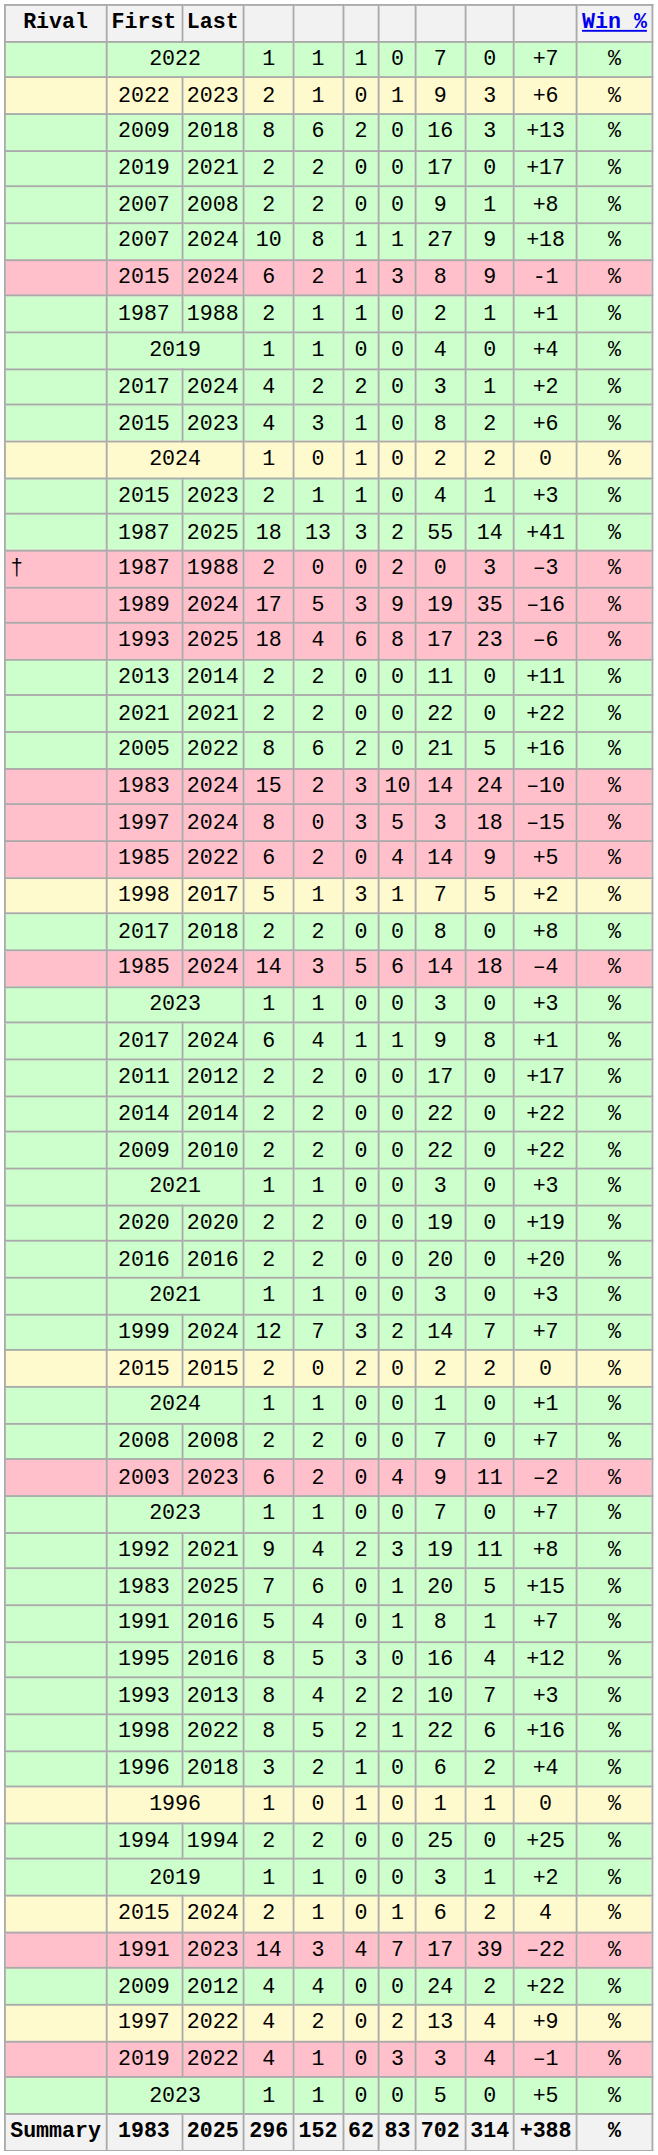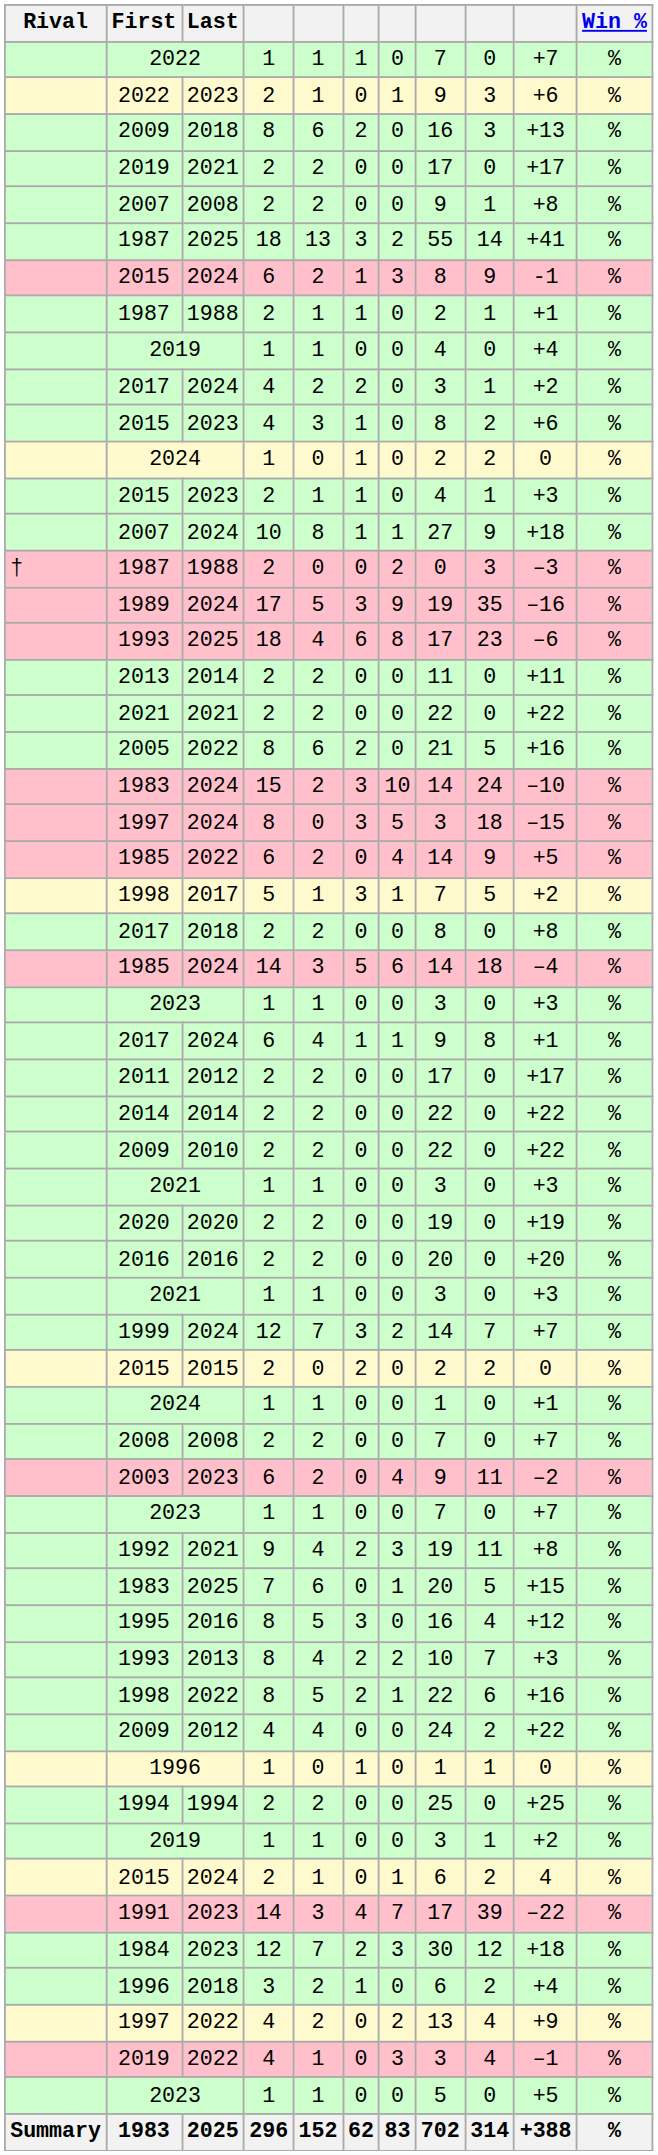rows swapped: (144, 532) <-> (144, 241)
- row: (144, 1623)
rows swapped: (144, 1768) <-> (144, 1986)
+ row: (144, 1950)
